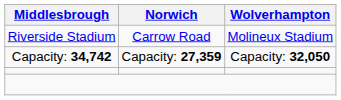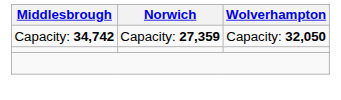- row: (62, 36)
